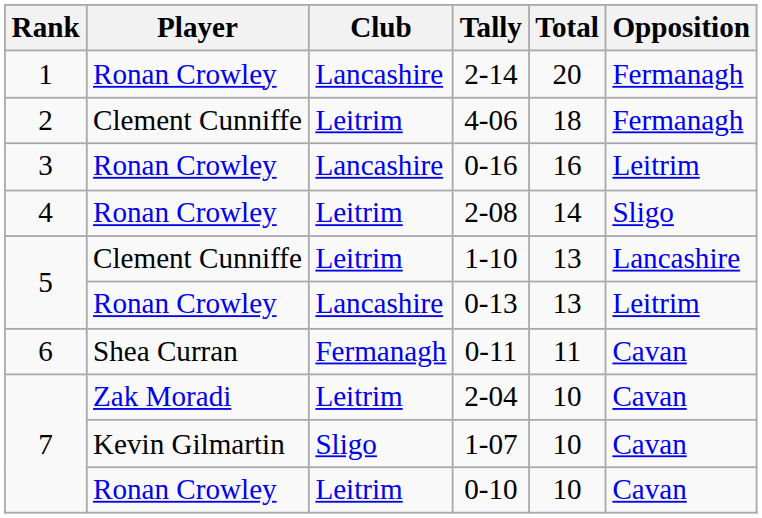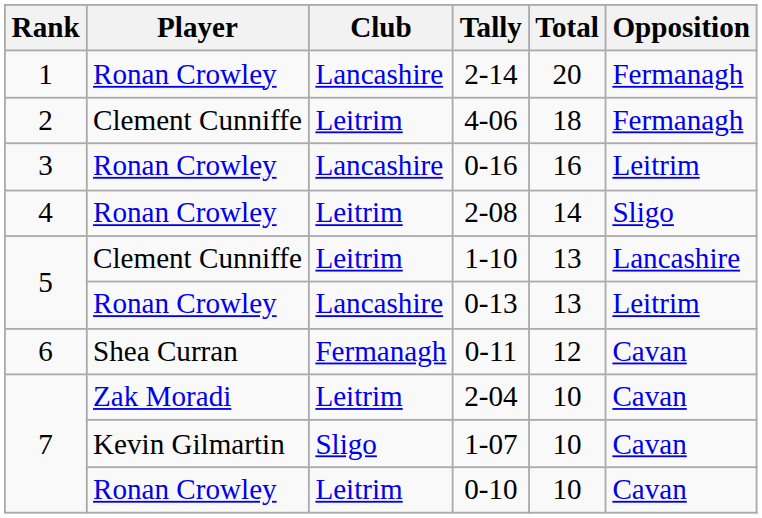(567, 350) 11 -> (567, 350) 12
